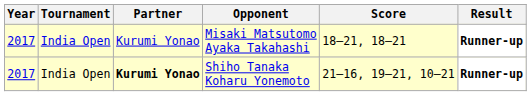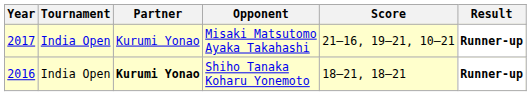(364, 40) 18–21, 18–21 -> (388, 40) 21–16, 19–21, 10–21
(21, 74) 2017 -> (21, 74) 2016
(388, 74) 21–16, 19–21, 10–21 -> (364, 74) 18–21, 18–21
